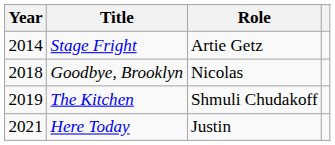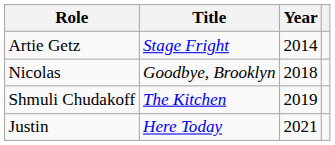columns swapped: (26, 18) <-> (254, 18)
